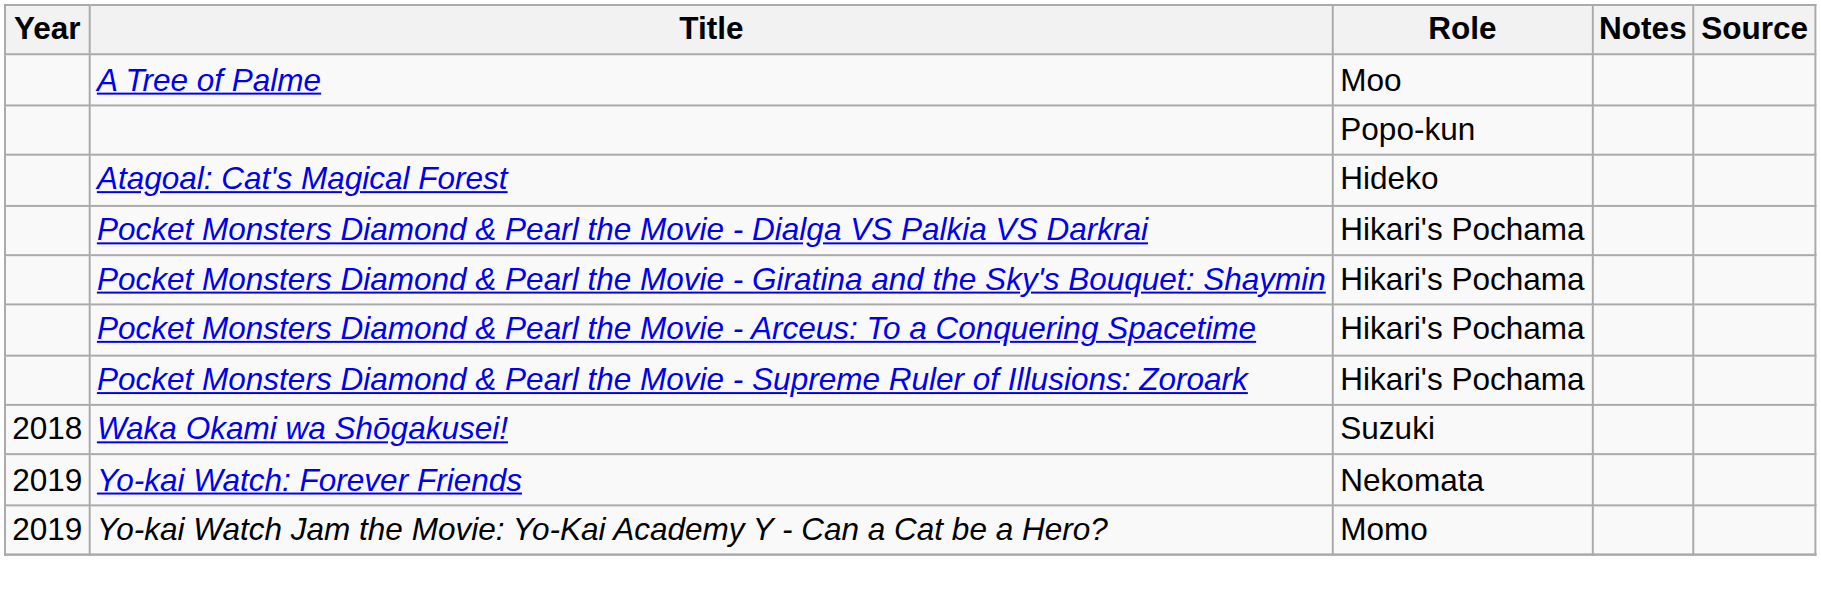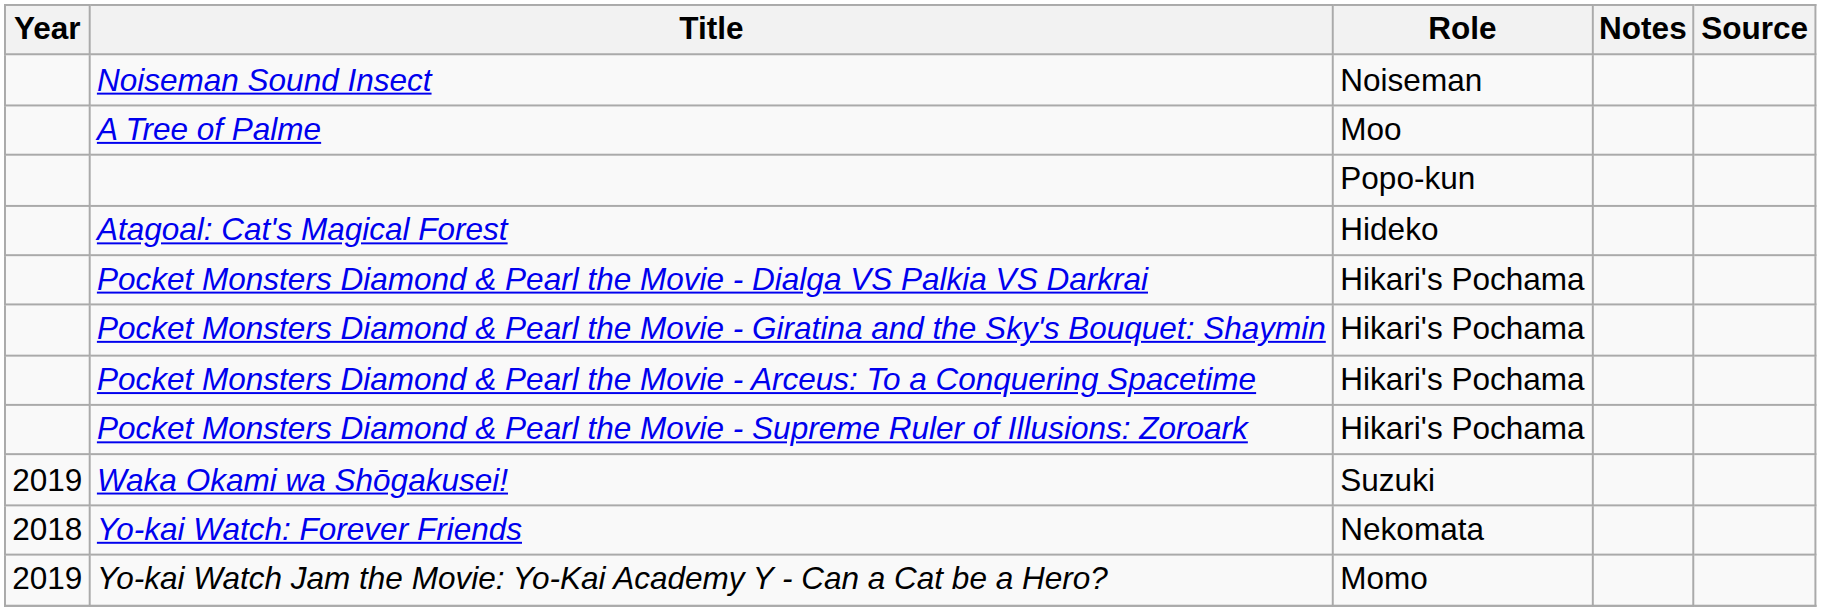+ row: (264, 79)
(47, 429) 2018 -> (47, 479) 2019
(47, 479) 2019 -> (47, 529) 2018
